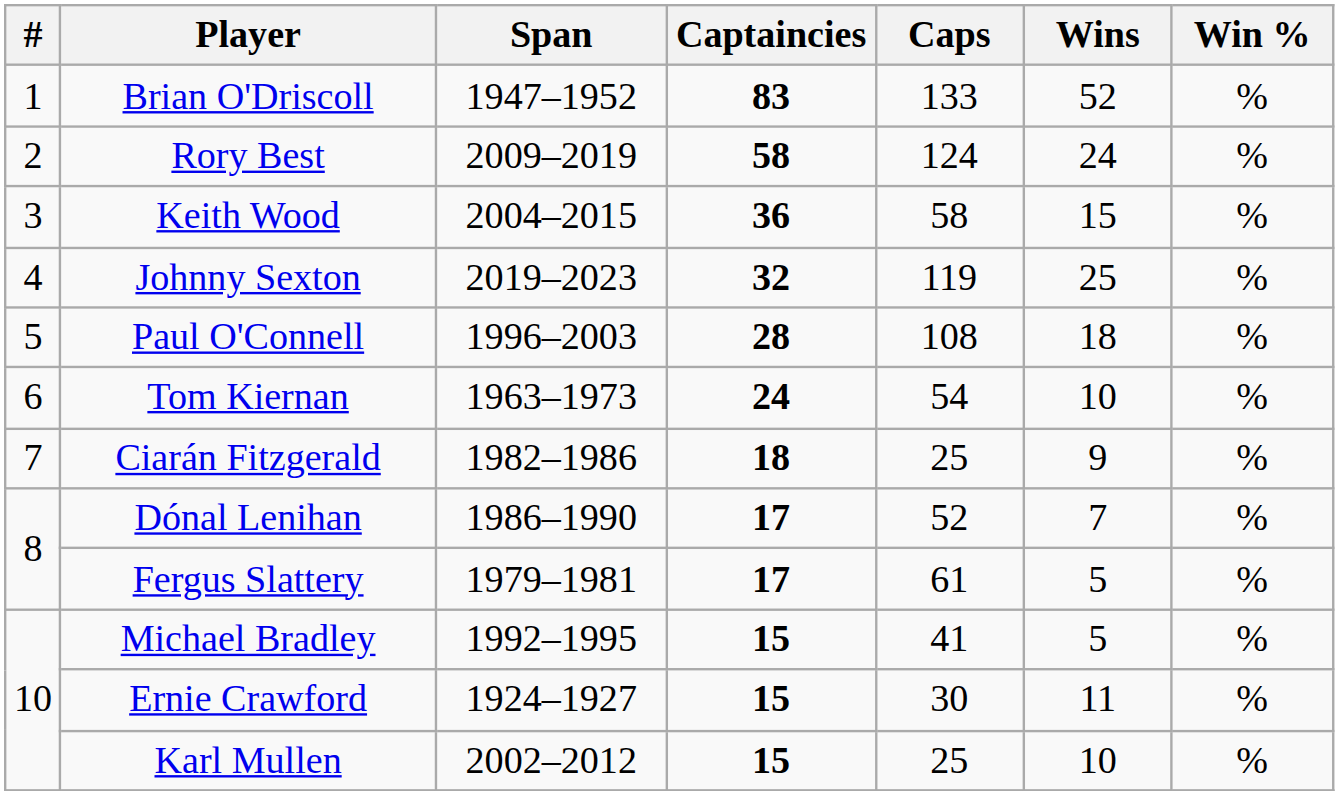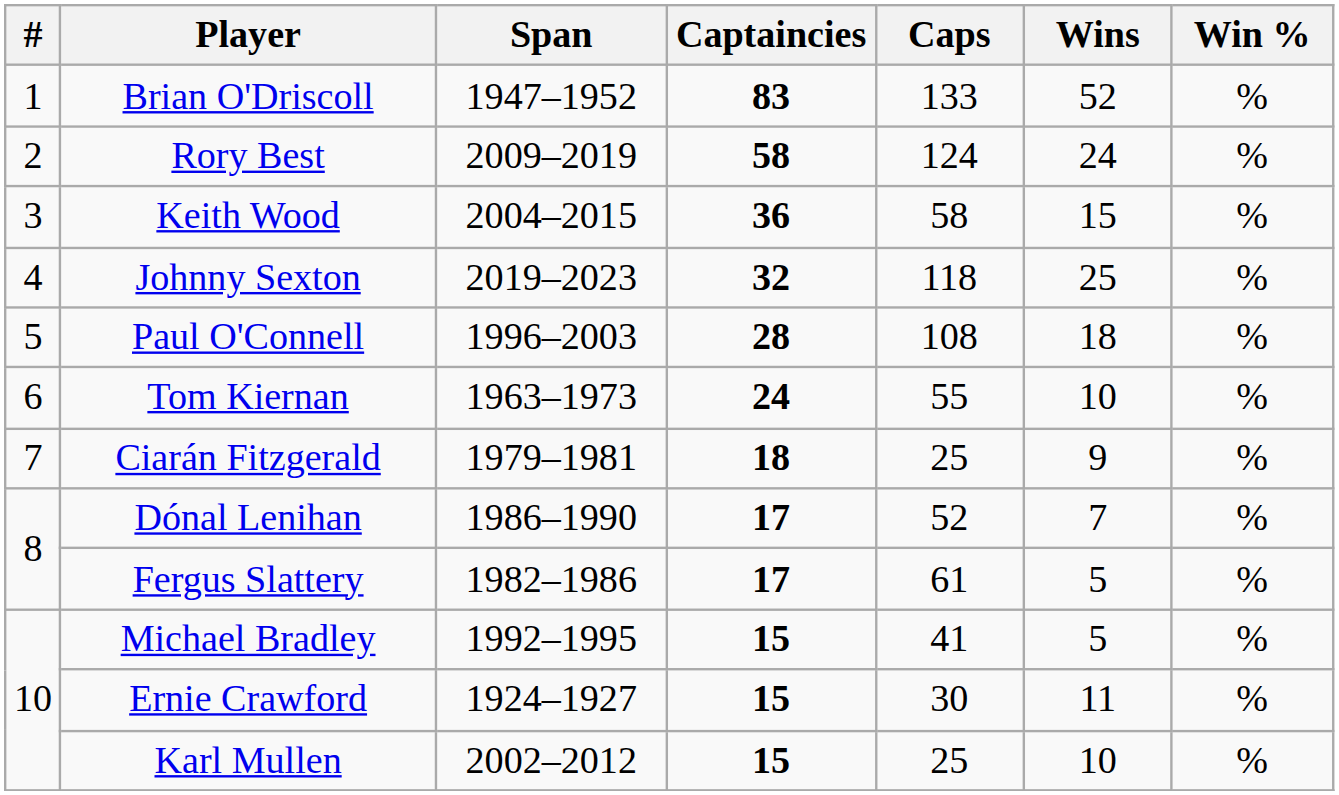(949, 276) 119 -> (949, 276) 118
(949, 397) 54 -> (949, 397) 55
(551, 457) 1982–1986 -> (551, 457) 1979–1981
(551, 578) 1979–1981 -> (551, 578) 1982–1986
